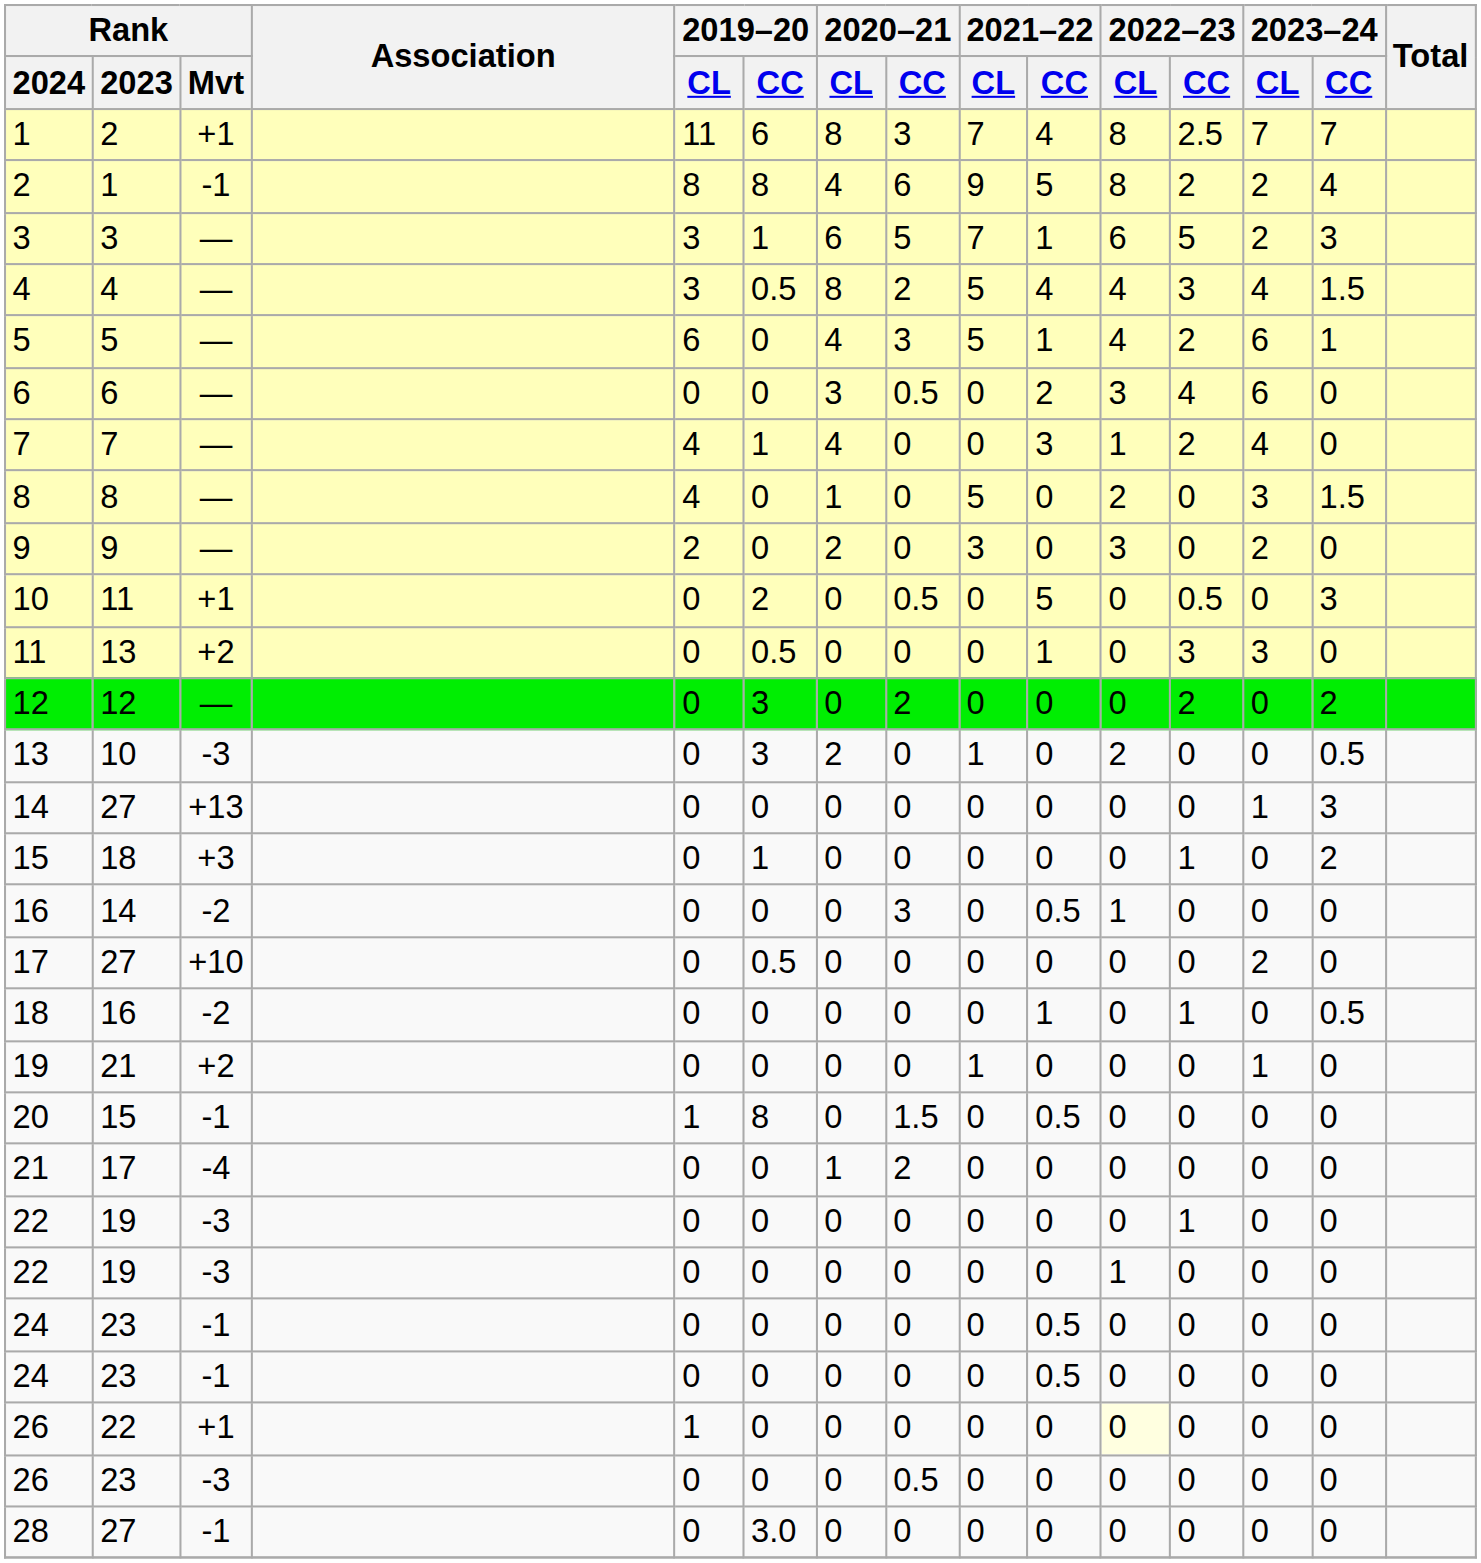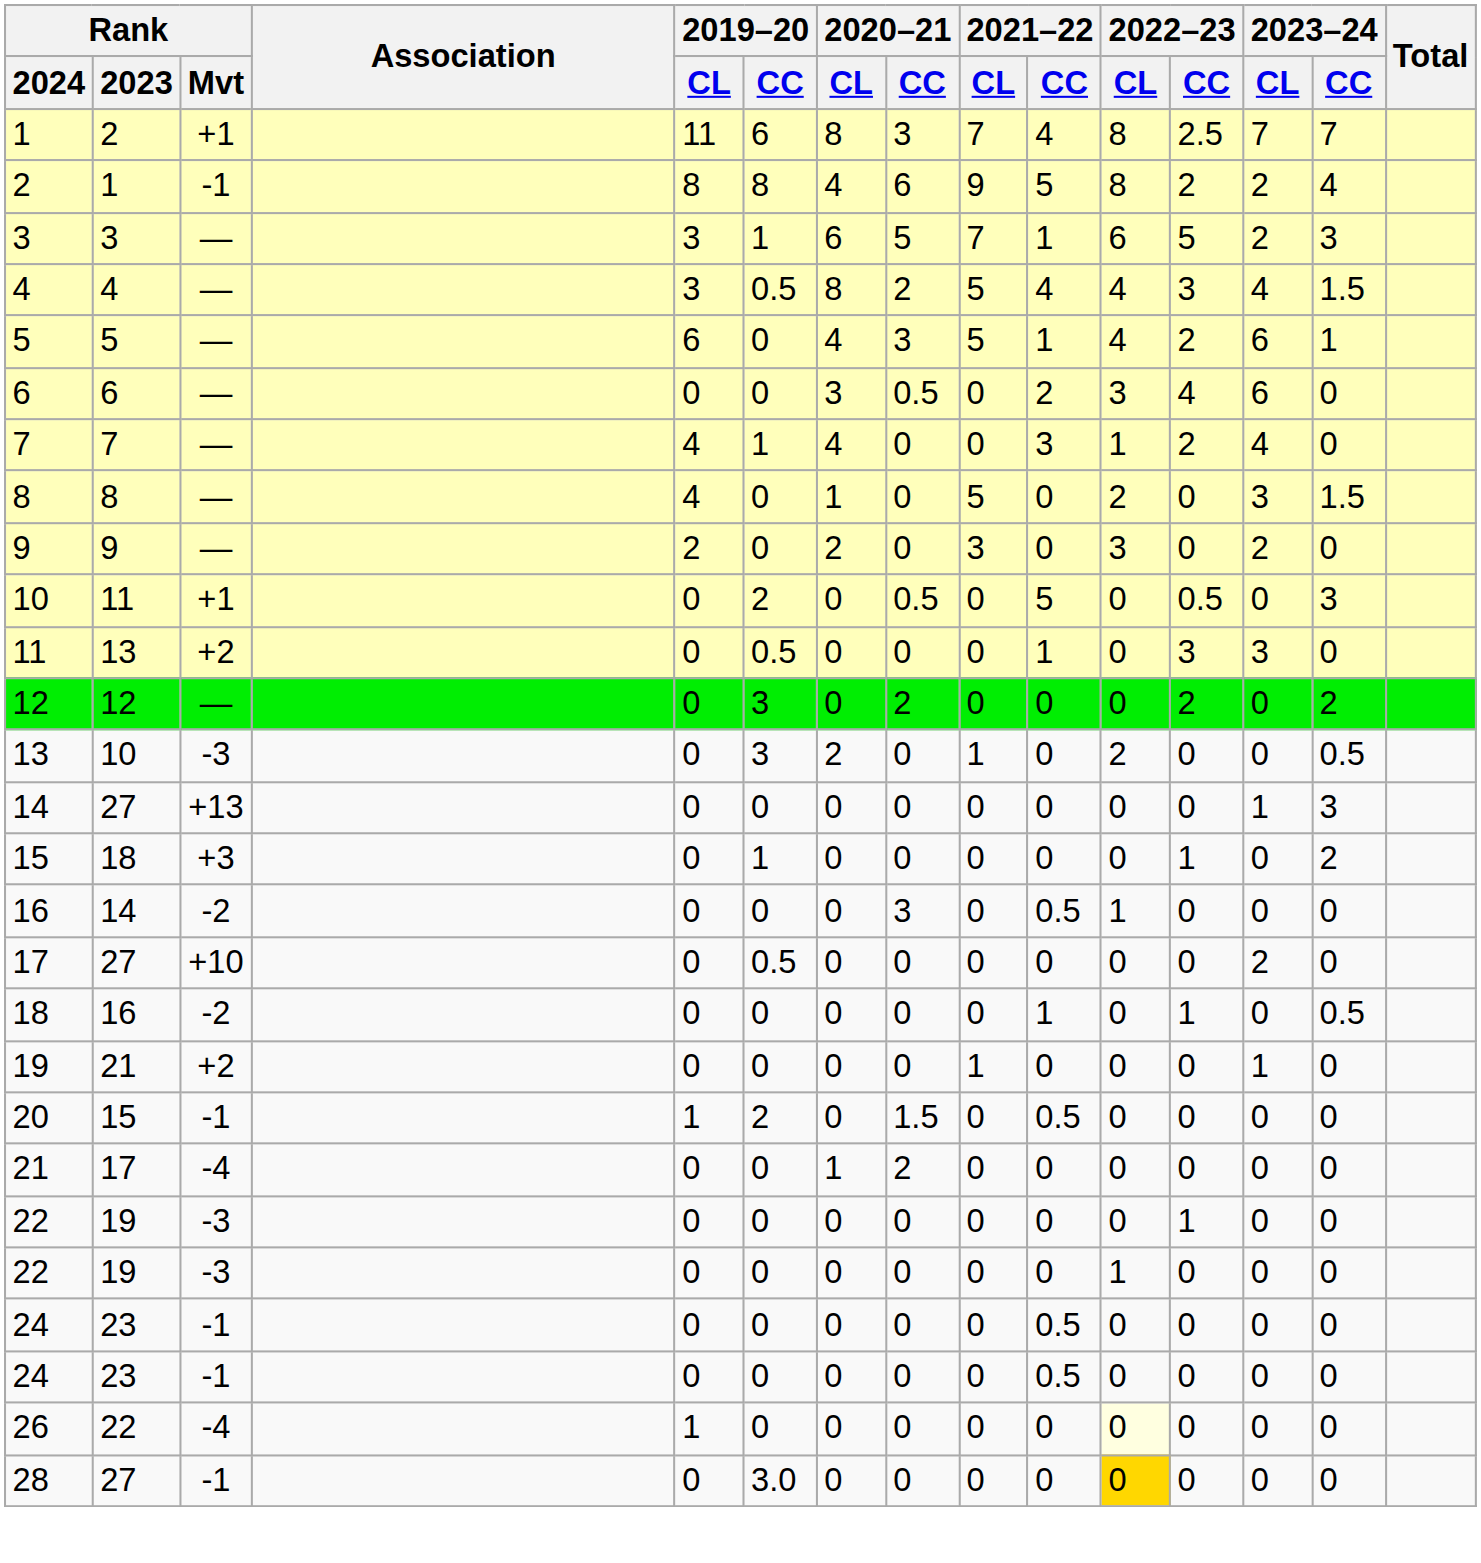(760, 1117) 8 -> (760, 1117) 2
(216, 1428) +1 -> (216, 1428) -4
- row: (31, 1479)
(1118, 1531) no background -> (1118, 1479) gold background
